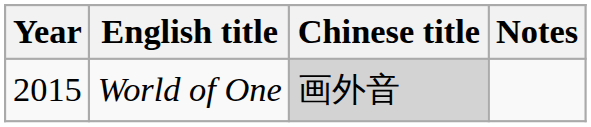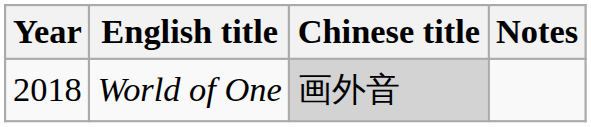(47, 89) 2015 -> (47, 89) 2018
